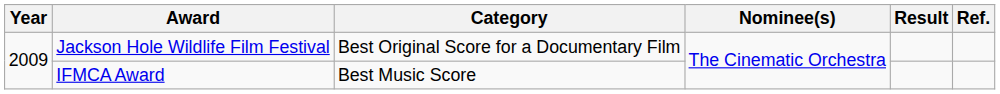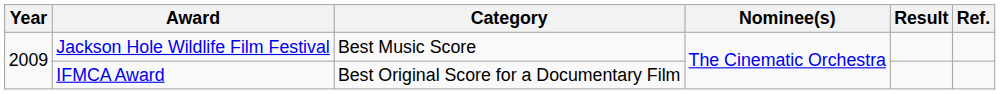(509, 46) Best Original Score for a Documentary Film -> (407, 46) Best Music Score
(407, 74) Best Music Score -> (509, 74) Best Original Score for a Documentary Film
